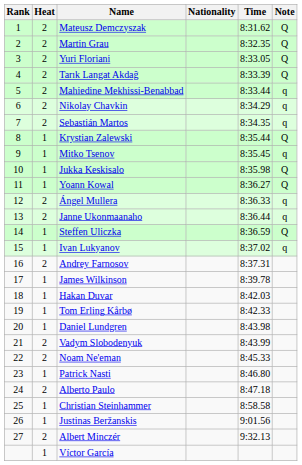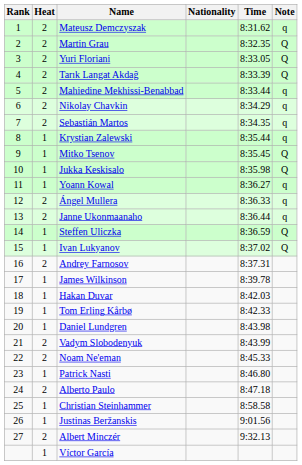(285, 28) Q -> (285, 28) q
(285, 138) Q -> (285, 138) q
(285, 153) q -> (285, 153) Q
(285, 185) Q -> (285, 185) q
(285, 248) q -> (285, 248) Q
